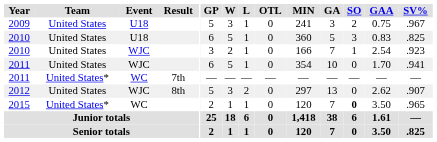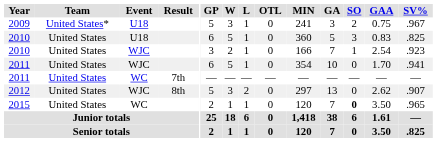(77, 24) United States -> (77, 24) United States*
(77, 77) United States* -> (77, 77) United States
(77, 104) United States* -> (77, 104) United States
